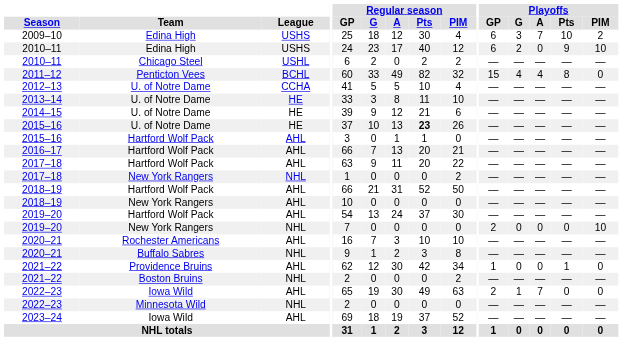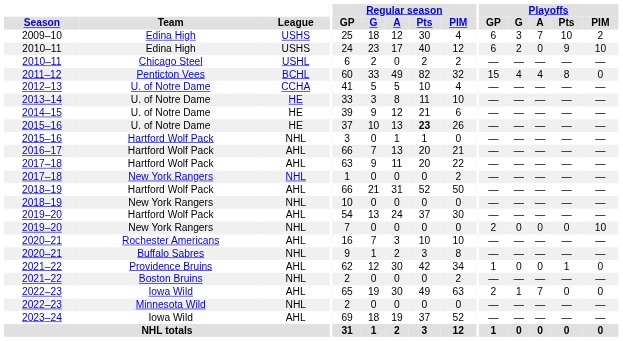(296, 138) AHL -> (296, 138) NHL
(296, 202) AHL -> (296, 202) NHL
